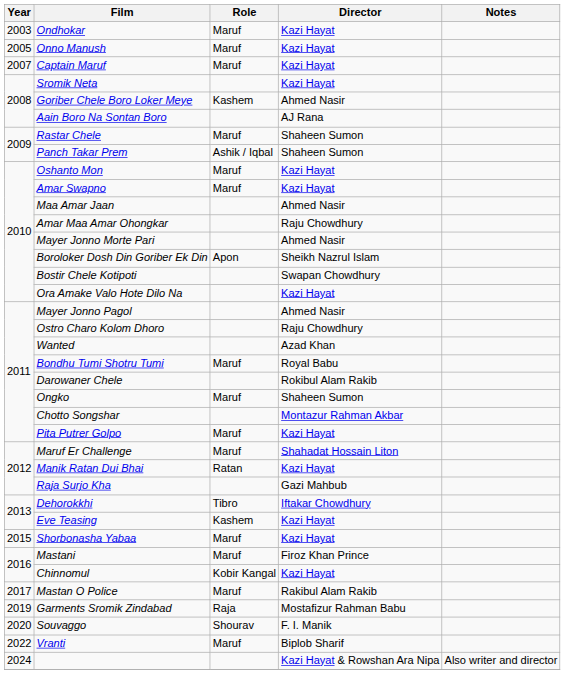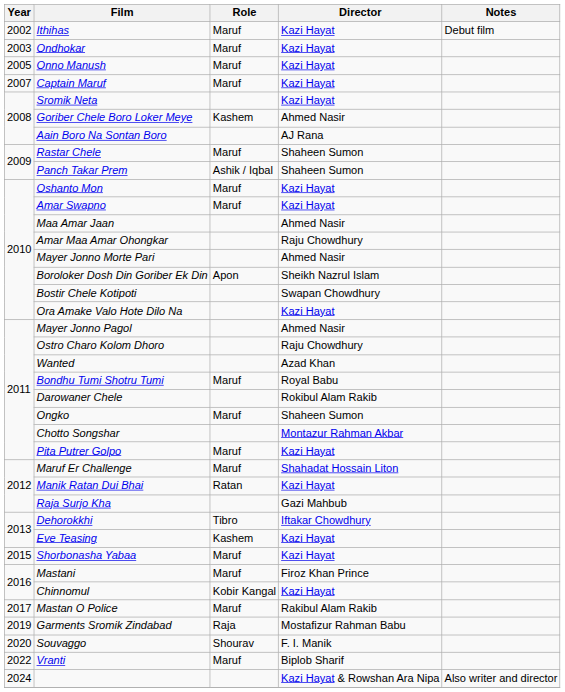+ row: (53, 30)
